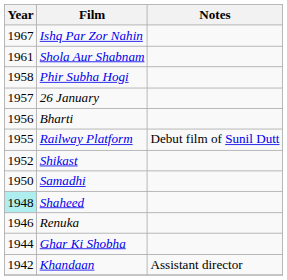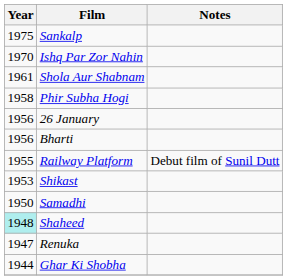+ row: (61, 35)
(21, 35) 1967 -> (21, 56) 1970
(21, 98) 1957 -> (21, 118) 1956
(21, 160) 1952 -> (21, 181) 1953
(21, 222) 1946 -> (21, 243) 1947
- row: (67, 264)
